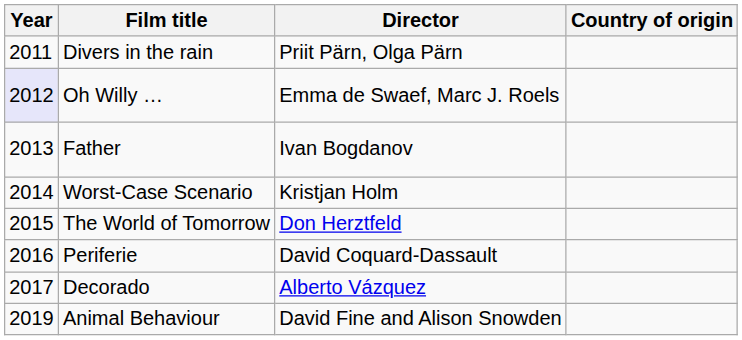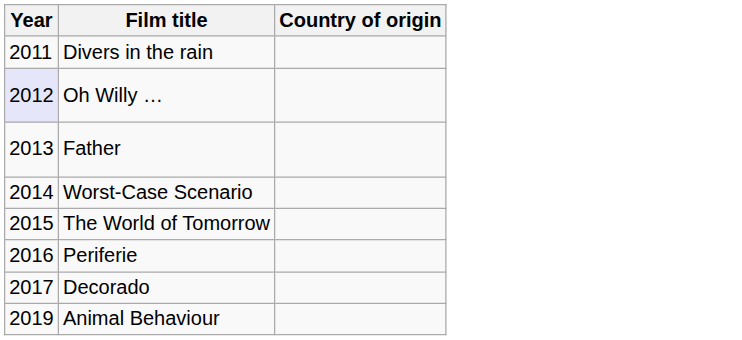- column: (420, 20)
